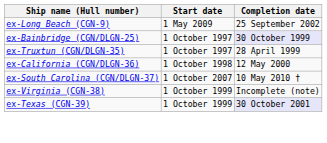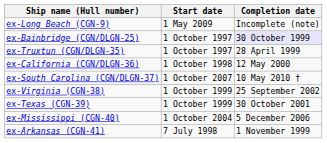(278, 24) 25 September 2002 -> (278, 24) Incomplete (note)
(278, 91) Incomplete (note) -> (278, 91) 25 September 2002
(273, 104) lavender background -> (273, 104) no background
+ row: (63, 118)
+ row: (56, 131)
